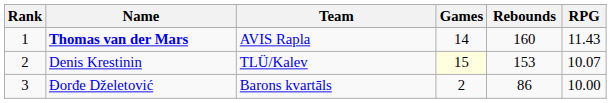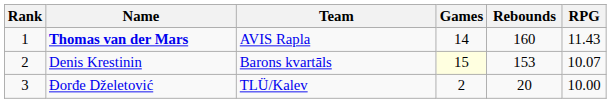(274, 62) TLÜ/Kalev -> (286, 62) Barons kvartāls
(286, 86) Barons kvartāls -> (274, 86) TLÜ/Kalev
(524, 86) 86 -> (524, 86) 20
